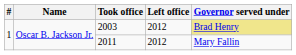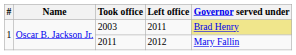(157, 27) 2012 -> (157, 27) 2011
